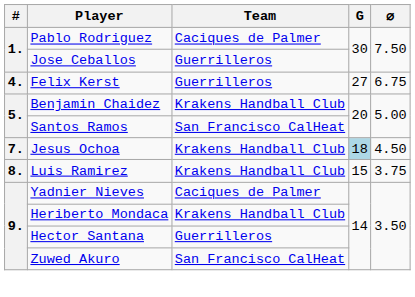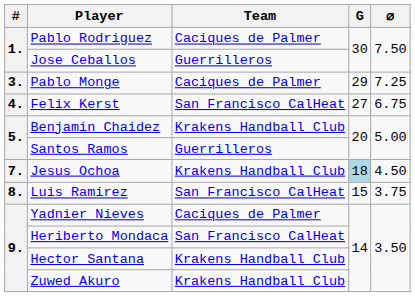+ row: (75, 83)
(223, 83) Guerrilleros -> (260, 105) San Francisco CalHeat
(260, 127) San Francisco CalHeat -> (223, 149) Guerrilleros
(260, 171) Krakens Handball Club -> (260, 193) San Francisco CalHeat
(260, 215) Krakens Handball Club -> (260, 237) San Francisco CalHeat
(223, 237) Guerrilleros -> (260, 259) Krakens Handball Club
(260, 259) San Francisco CalHeat -> (260, 281) Krakens Handball Club
